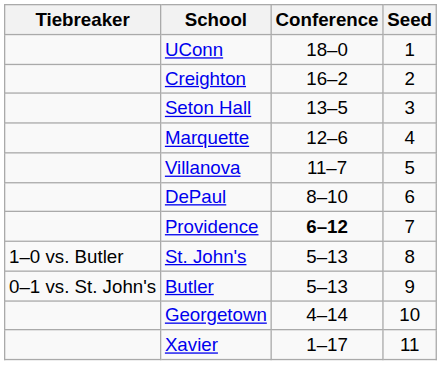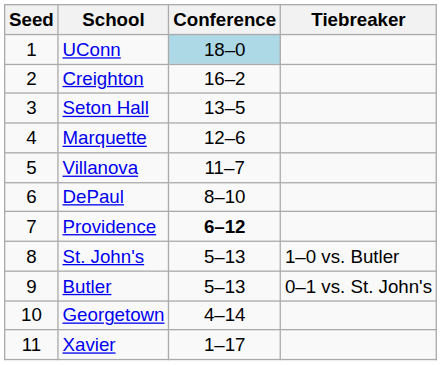columns swapped: (410, 20) <-> (83, 20)
(327, 49) no background -> (225, 49) lightblue background
